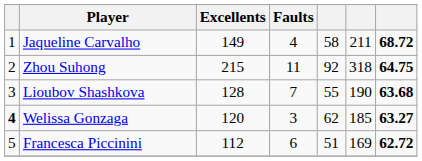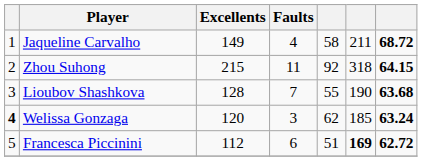(396, 67) 64.75 -> (396, 67) 64.15
(396, 118) 63.27 -> (396, 118) 63.24
(361, 143) normal -> (361, 143) bold
